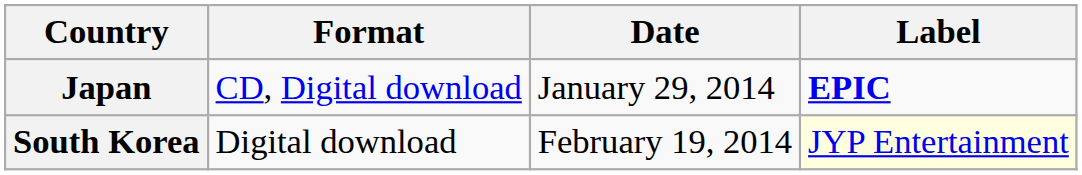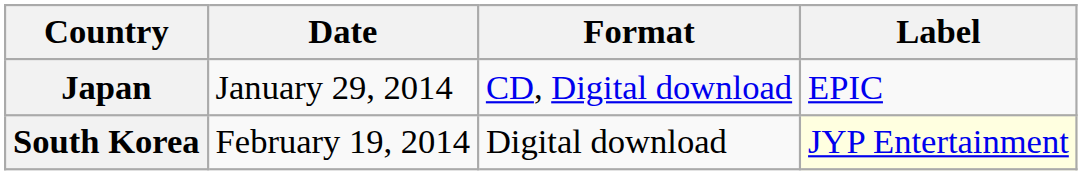columns swapped: (665, 31) <-> (369, 31)
(849, 86) bold -> (846, 86) normal
